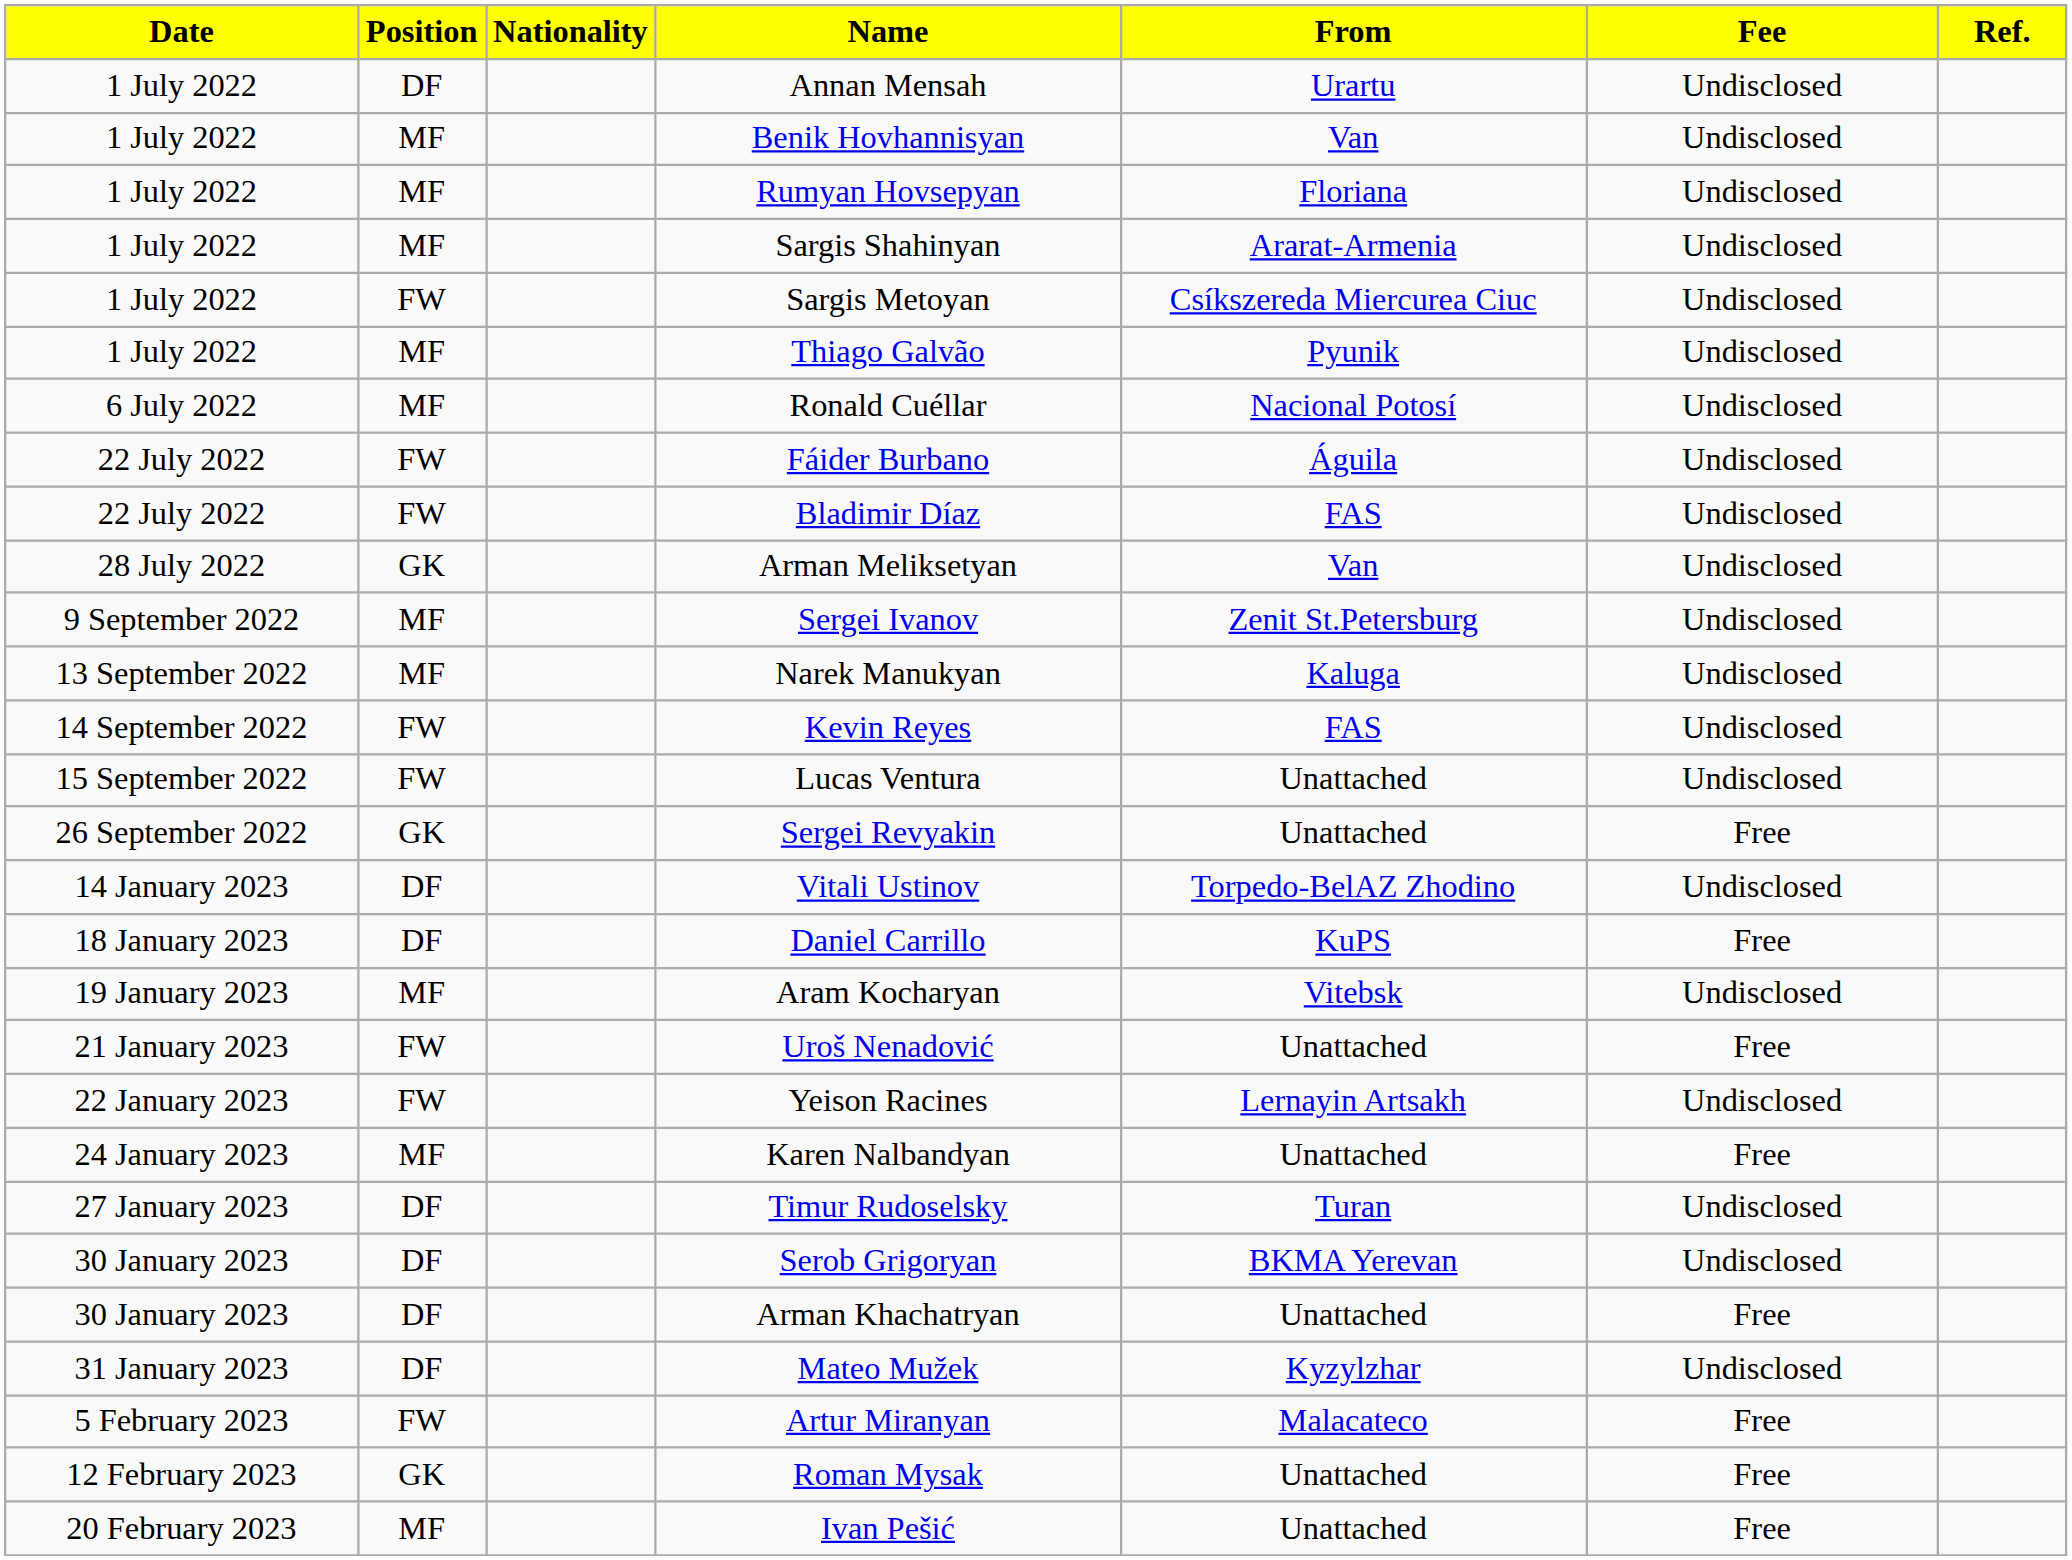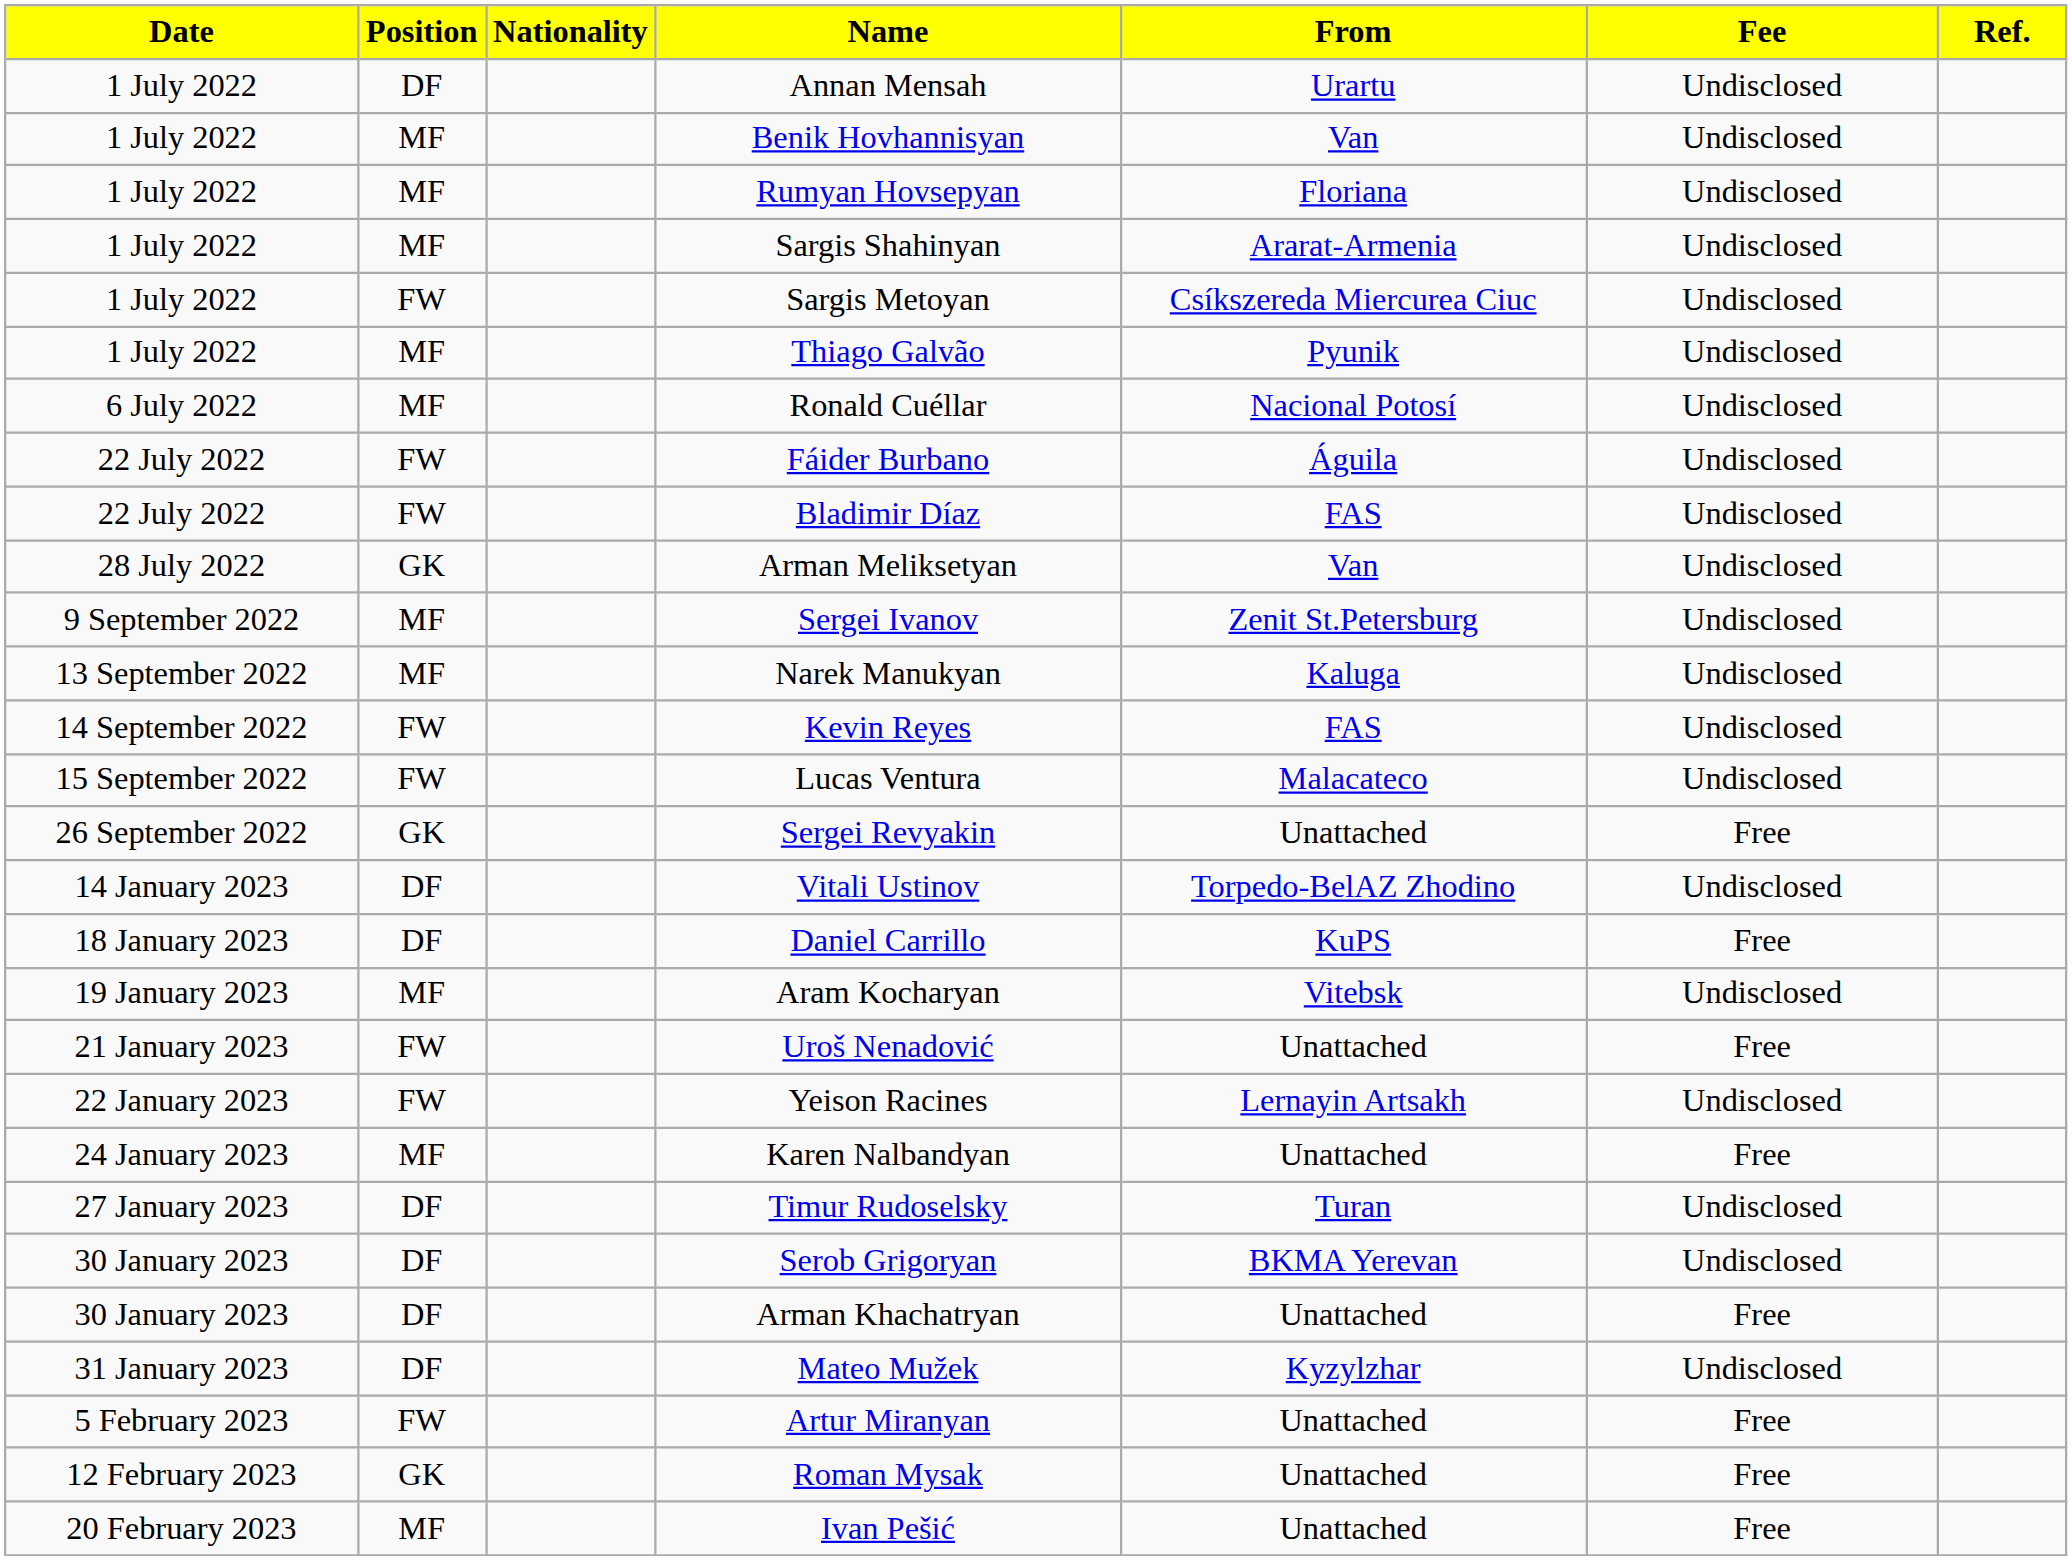(1353, 779) Unattached -> (1353, 779) Malacateco
(1353, 1420) Malacateco -> (1353, 1420) Unattached
